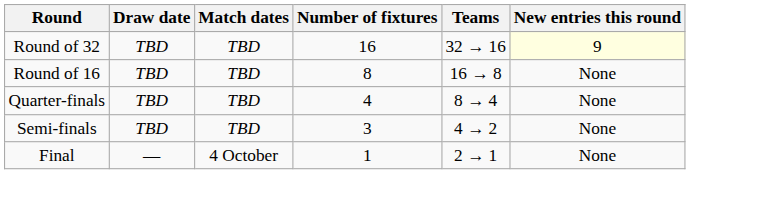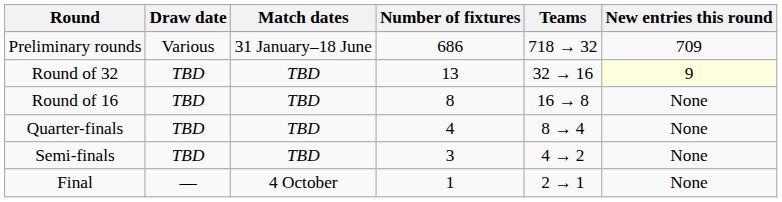+ row: (75, 45)
(367, 45) 16 -> (450, 73) 13
